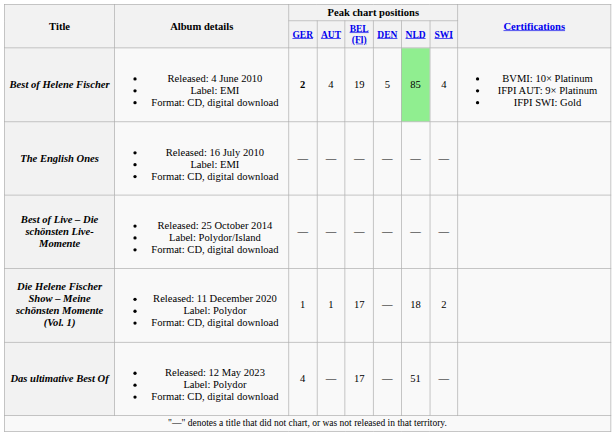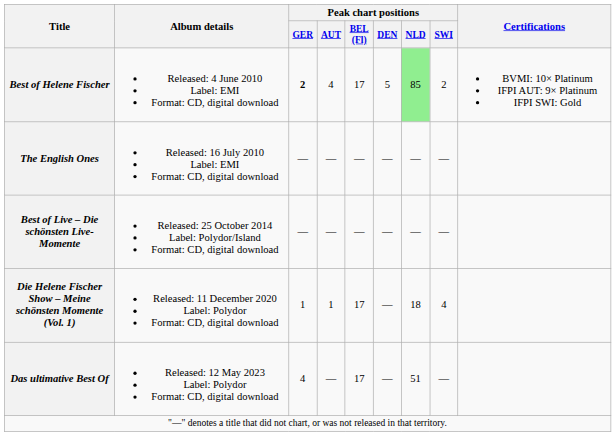(359, 84) 19 -> (359, 84) 17
(444, 84) 4 -> (444, 84) 2
(444, 305) 2 -> (444, 305) 4
